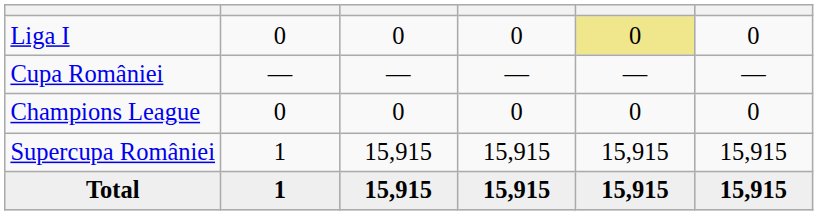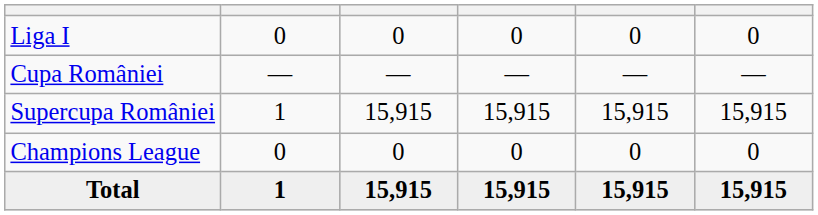(635, 35) khaki background -> (635, 35) no background
rows swapped: (105, 112) <-> (113, 151)
